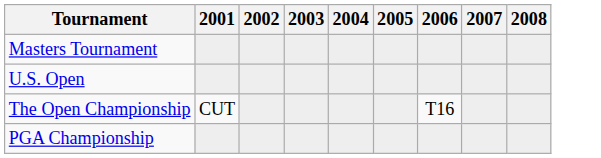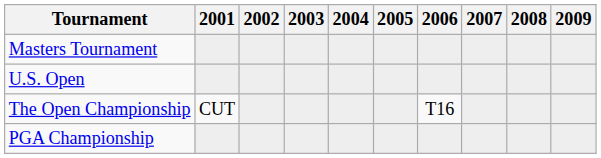+ column: (573, 19)
